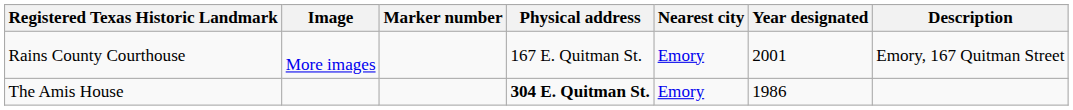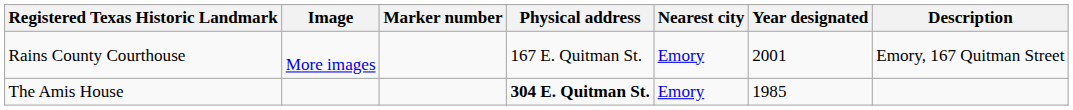(769, 91) 1986 -> (769, 91) 1985
